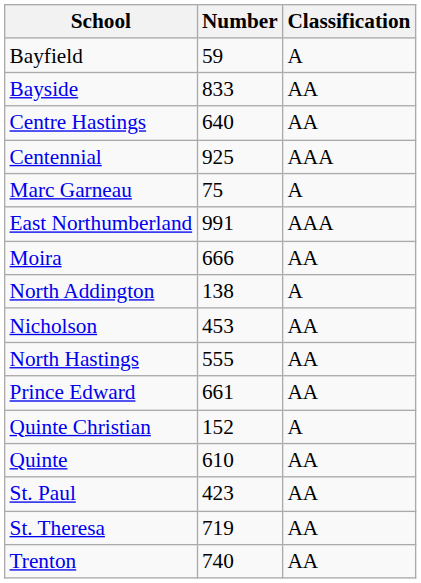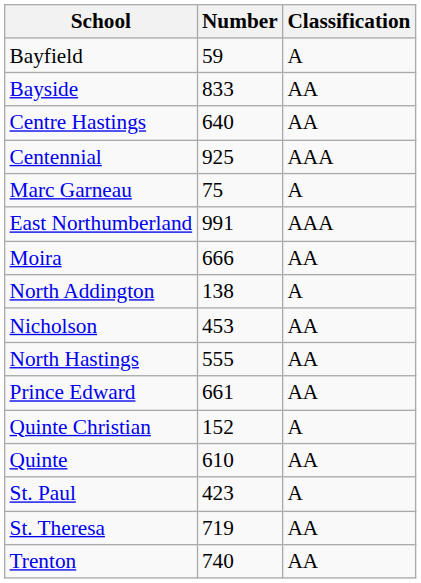(303, 493) AA -> (295, 493) A
